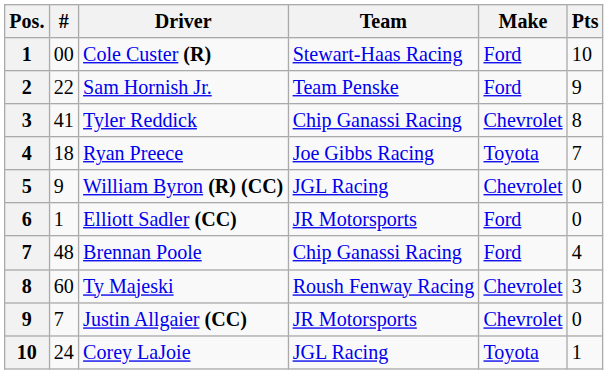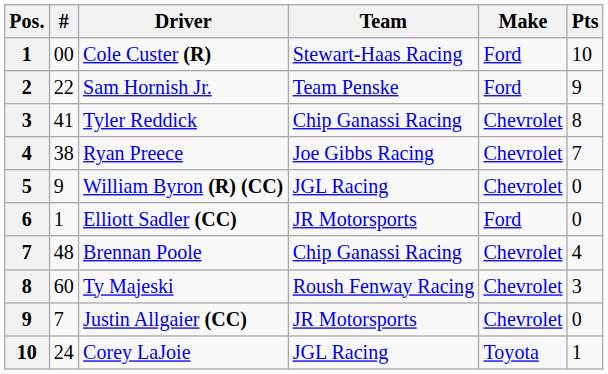(64, 153) 18 -> (64, 153) 38
(511, 153) Toyota -> (523, 153) Chevrolet
(502, 252) Ford -> (523, 252) Chevrolet
